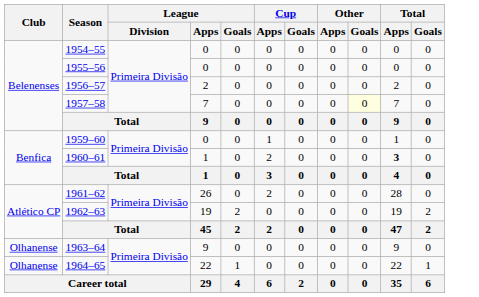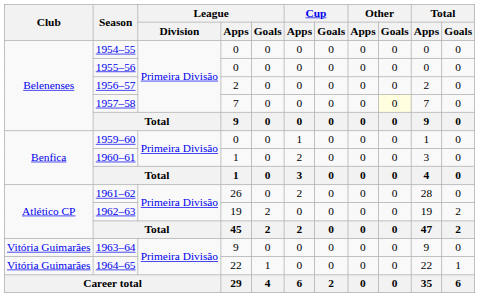(396, 157) bold -> (426, 157) normal
(34, 247) Olhanense -> (49, 247) Vitória Guimarães
(34, 265) Olhanense -> (49, 265) Vitória Guimarães
